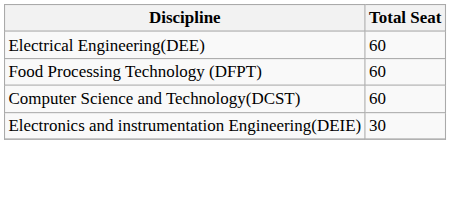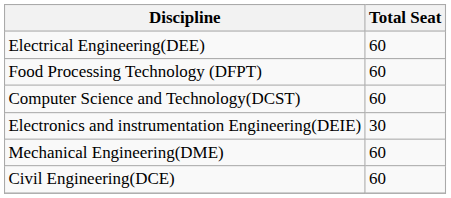+ row: (116, 152)
+ row: (92, 179)
